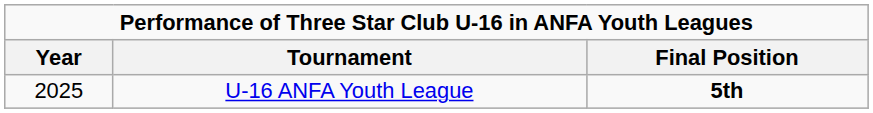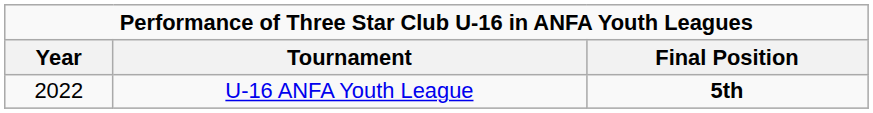(59, 92) 2025 -> (59, 92) 2022
